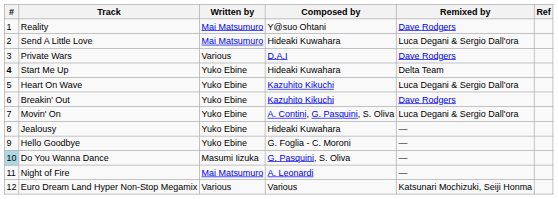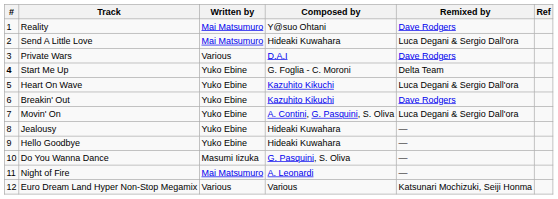(304, 70) Hideaki Kuwahara -> (309, 70) G. Foglia - C. Moroni
(309, 143) G. Foglia - C. Moroni -> (304, 143) Hideaki Kuwahara
(11, 158) lightblue background -> (11, 158) no background
